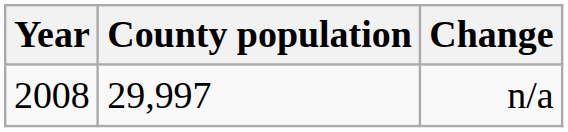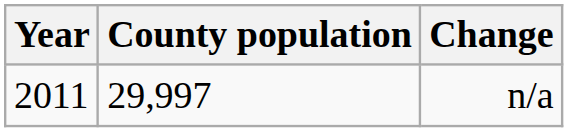(52, 94) 2008 -> (51, 94) 2011
